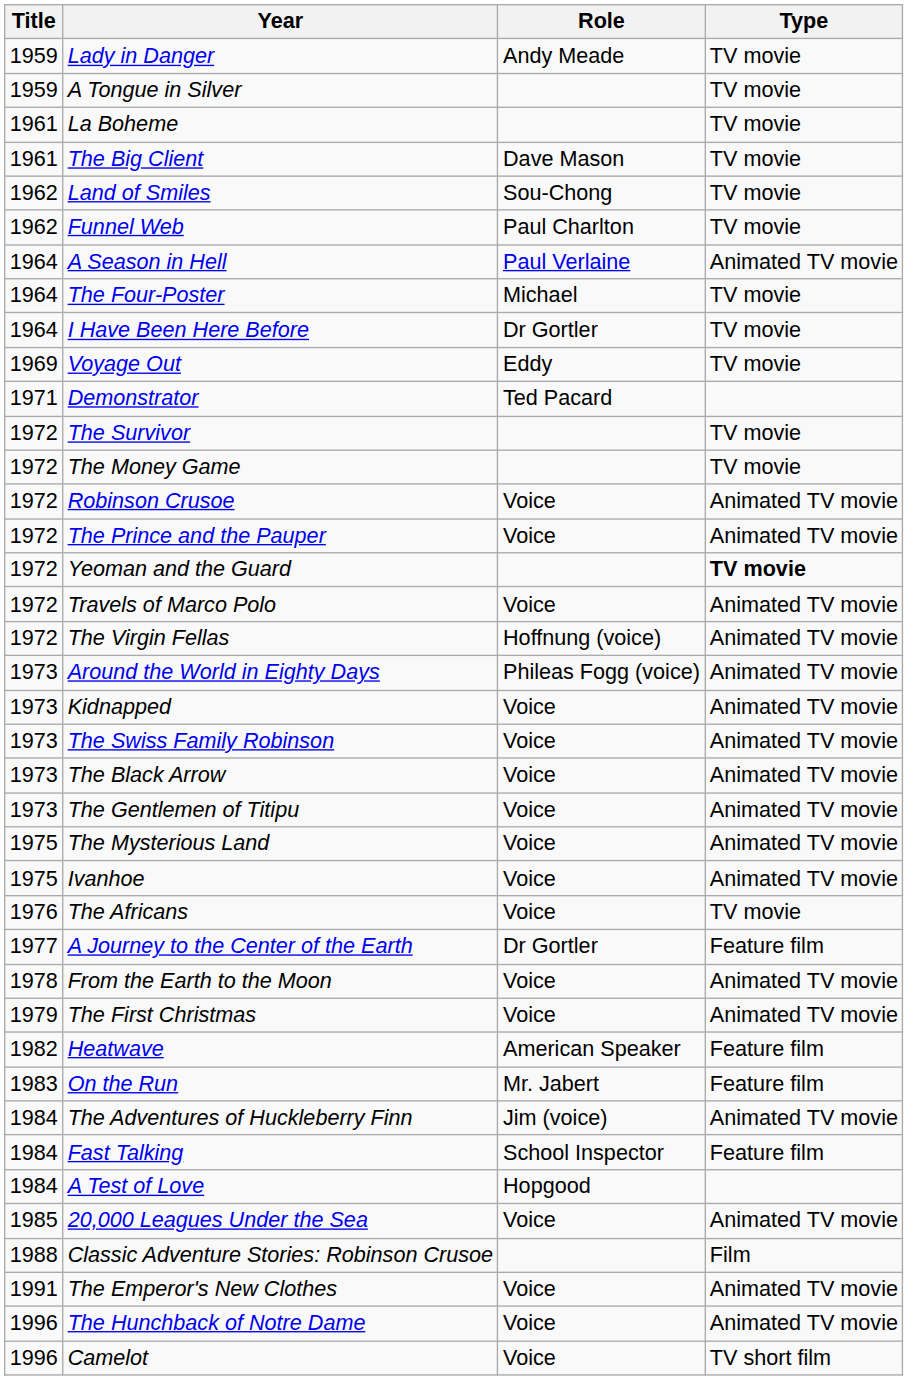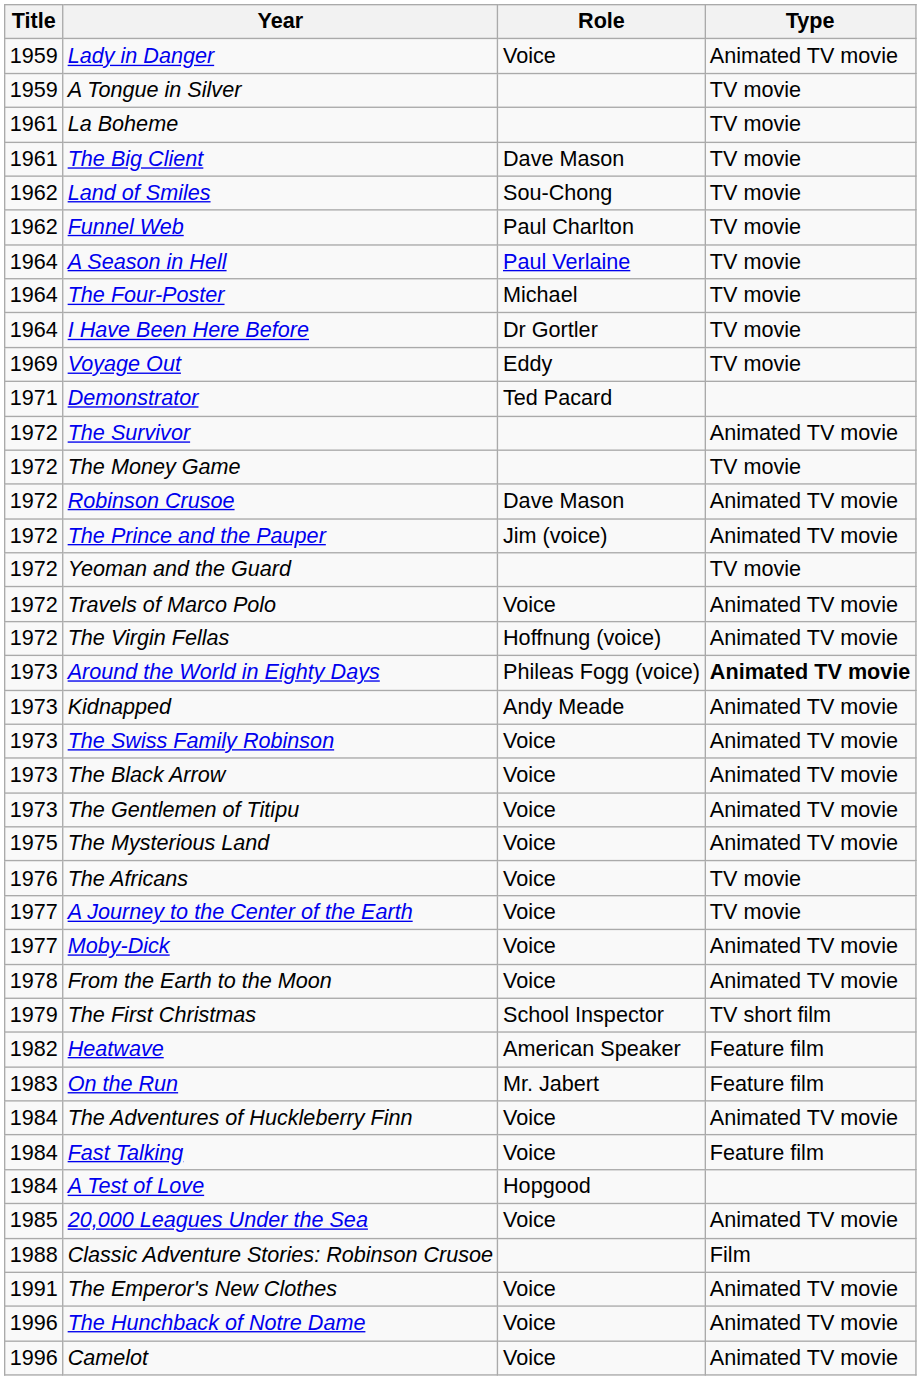(564, 55) Andy Meade -> (529, 55) Voice
(755, 55) TV movie -> (804, 55) Animated TV movie
(804, 261) Animated TV movie -> (755, 261) TV movie
(755, 432) TV movie -> (804, 432) Animated TV movie
(529, 501) Voice -> (564, 501) Dave Mason
(529, 535) Voice -> (555, 535) Jim (voice)
(758, 569) bold -> (755, 569) normal
(804, 672) normal -> (810, 672) bold
(529, 706) Voice -> (564, 706) Andy Meade
- row: (106, 878)
(550, 946) Dr Gortler -> (529, 912) Voice
(767, 946) Feature film -> (755, 912) TV movie
+ row: (119, 946)
(529, 1015) Voice -> (583, 1015) School Inspector
(804, 1015) Animated TV movie -> (770, 1015) TV short film
(555, 1117) Jim (voice) -> (529, 1117) Voice
(583, 1152) School Inspector -> (529, 1152) Voice
(770, 1357) TV short film -> (804, 1357) Animated TV movie
